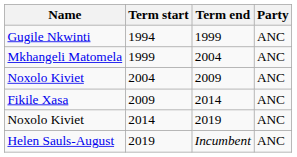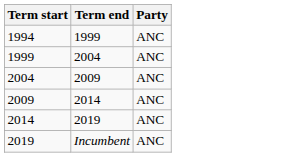- column: (65, 15)
